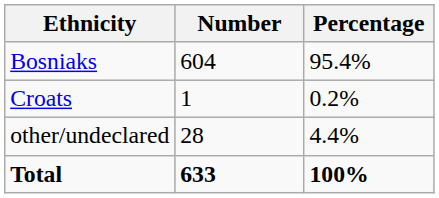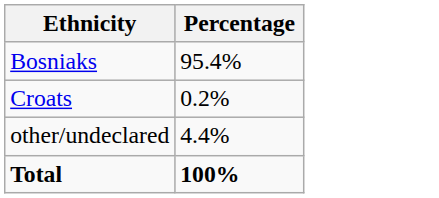- column: (239, 23)
